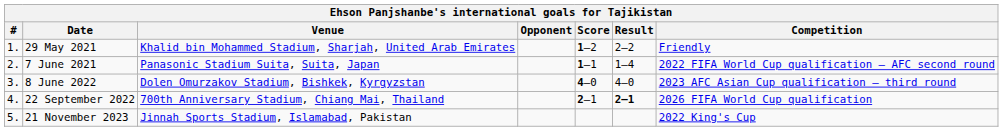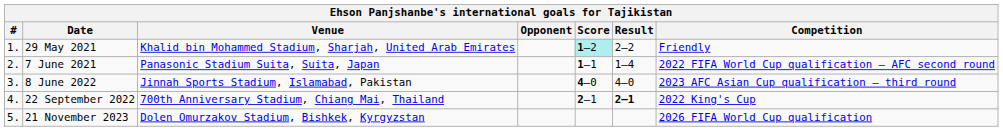(587, 48) no background -> (587, 48) paleturquoise background
(282, 83) Dolen Omurzakov Stadium, Bishkek, Kyrgyzstan -> (276, 83) Jinnah Sports Stadium, Islamabad, Pakistan
(765, 100) 2026 FIFA World Cup qualification -> (707, 100) 2022 King's Cup
(276, 118) Jinnah Sports Stadium, Islamabad, Pakistan -> (282, 118) Dolen Omurzakov Stadium, Bishkek, Kyrgyzstan
(707, 118) 2022 King's Cup -> (765, 118) 2026 FIFA World Cup qualification
